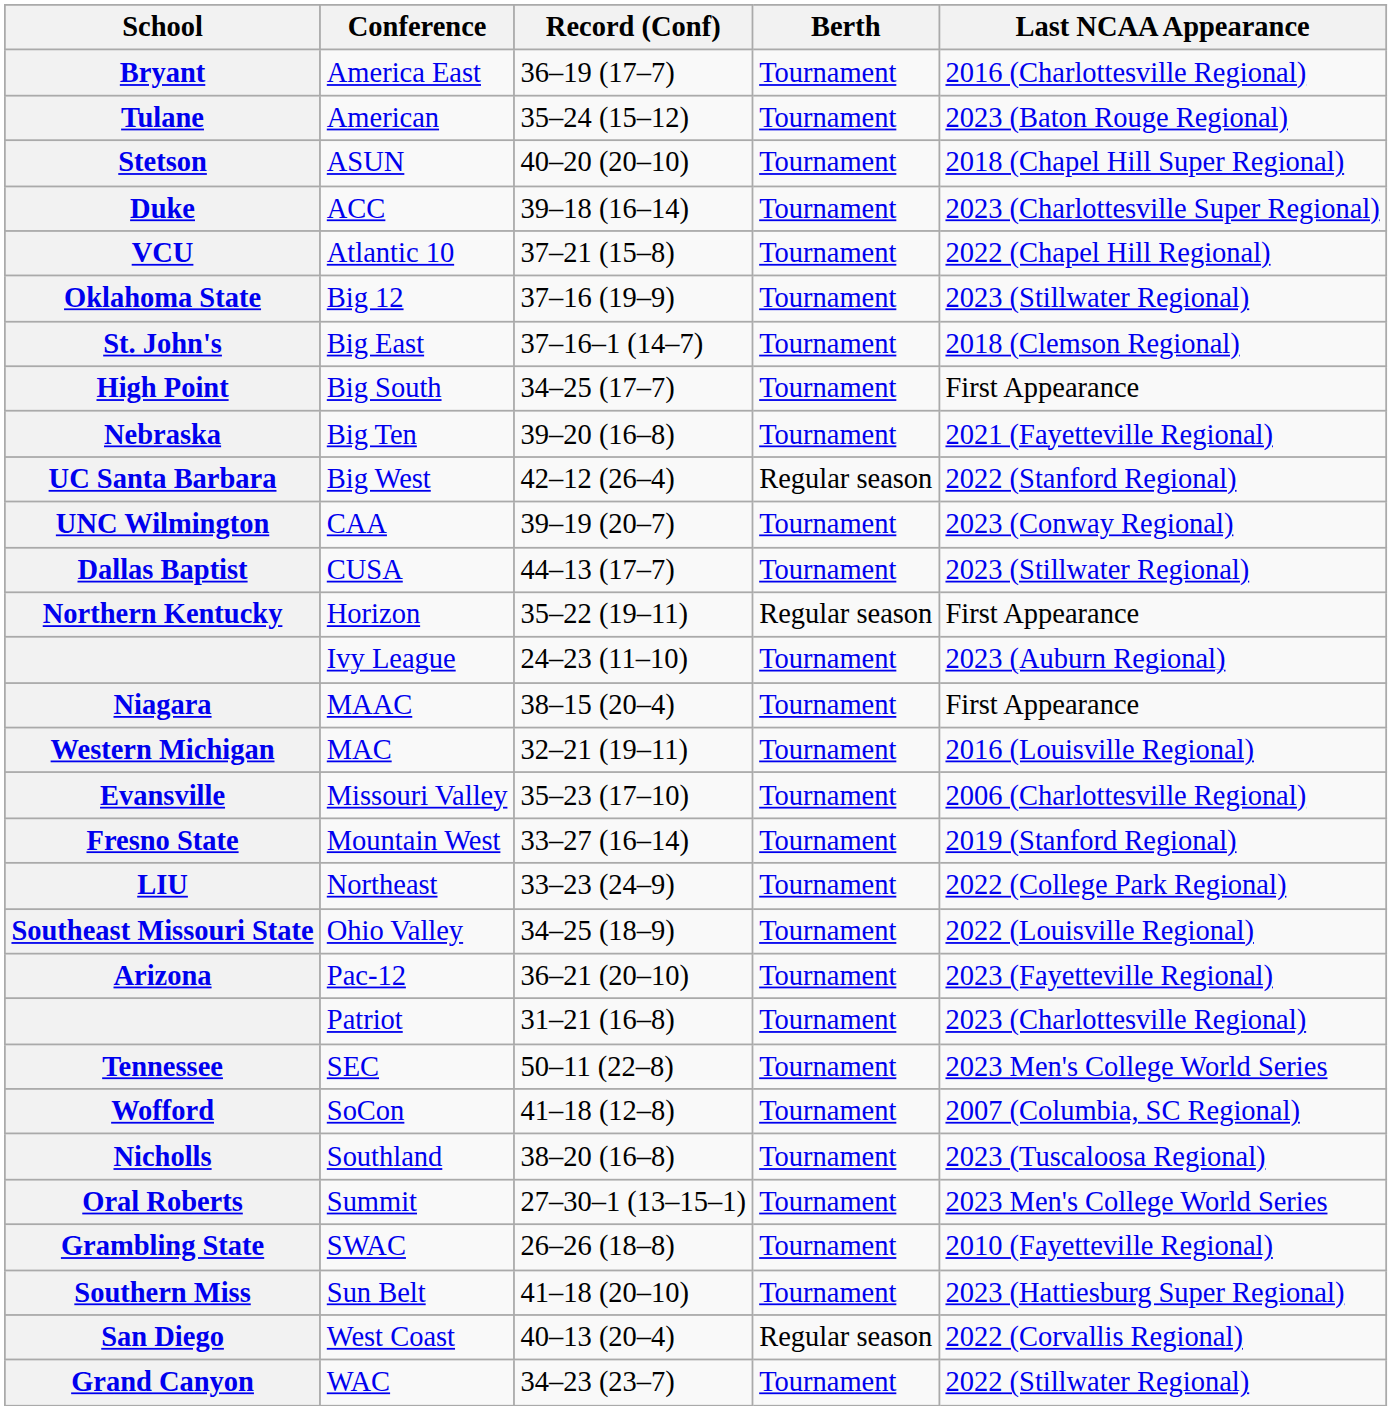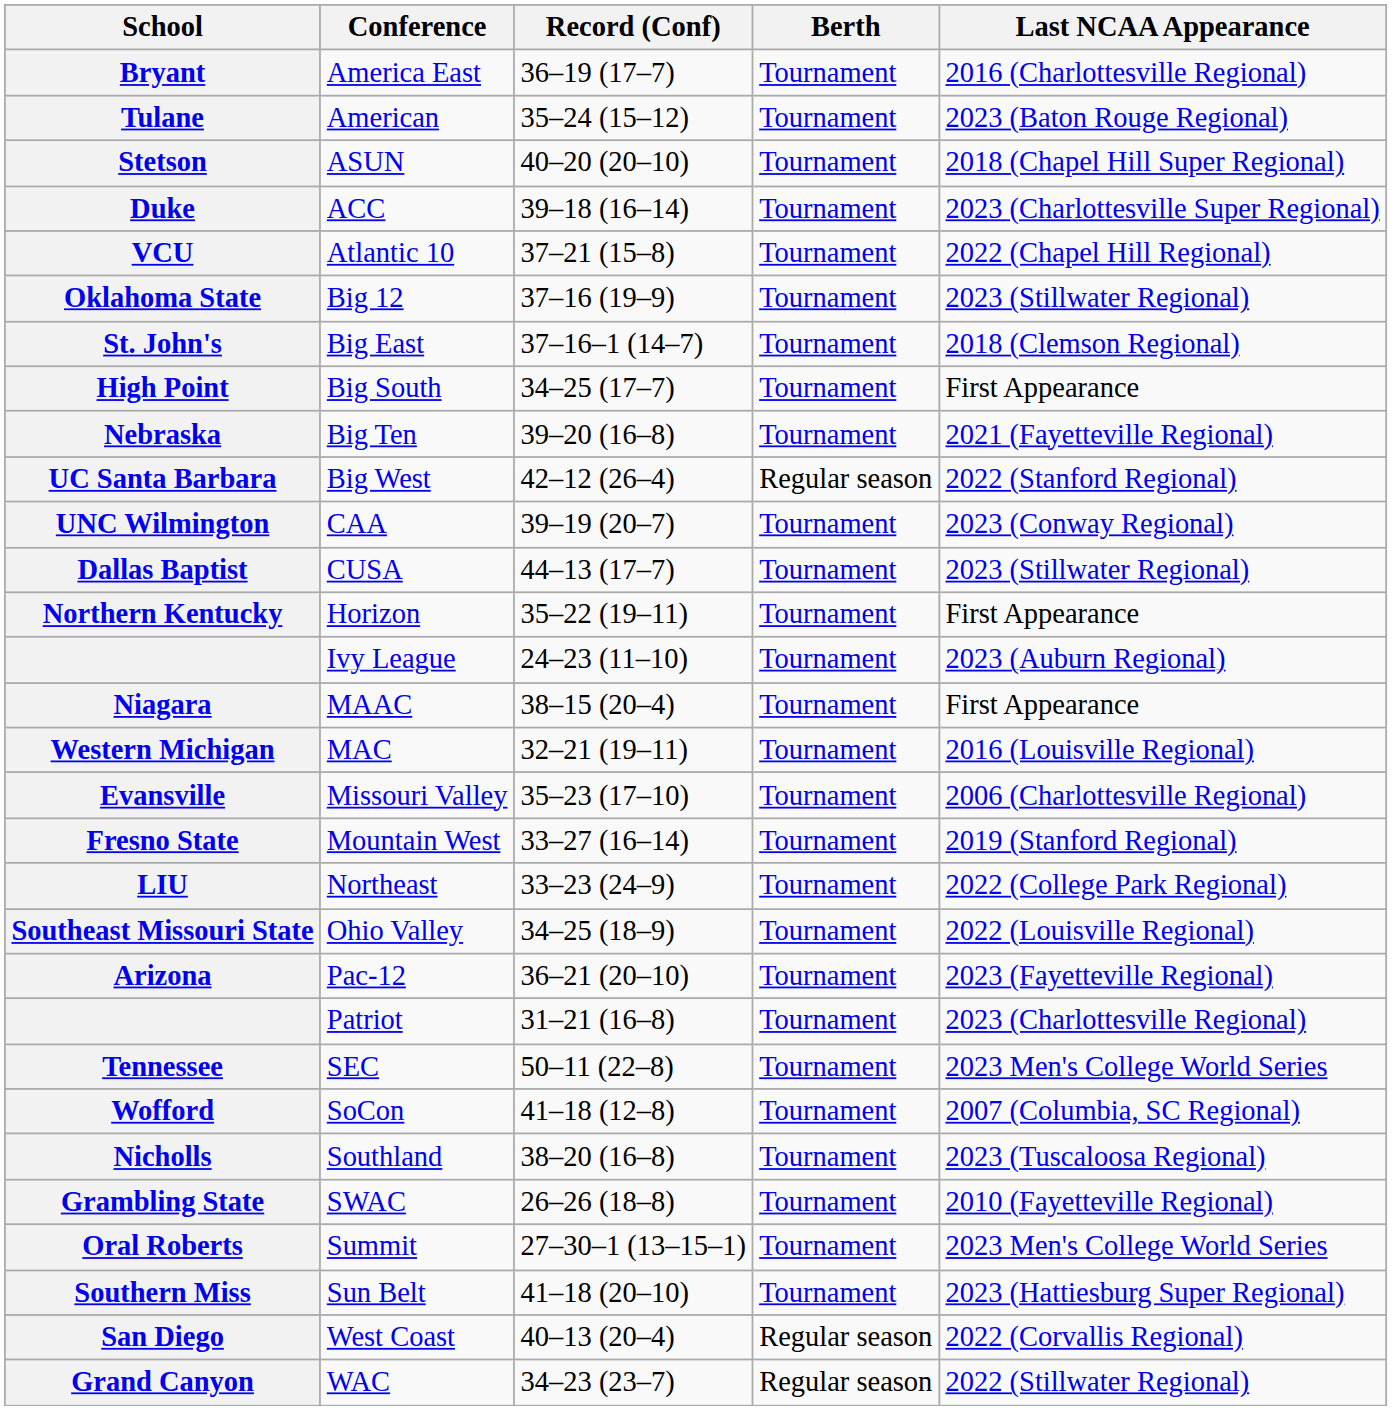(846, 614) Regular season -> (828, 614) Tournament
rows swapped: (366, 1246) <-> (372, 1201)
(828, 1382) Tournament -> (846, 1382) Regular season
